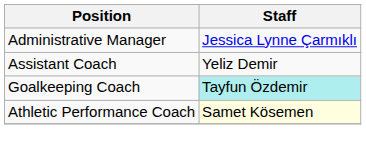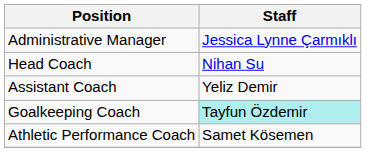+ row: (50, 64)
(258, 111) lightyellow background -> (258, 135) no background
